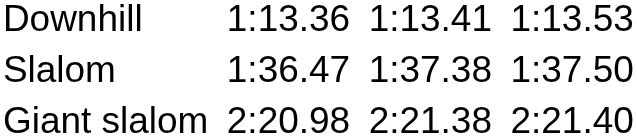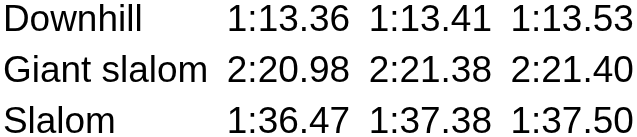rows swapped: (106, 120) <-> (59, 69)
